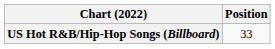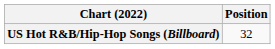(246, 33) 33 -> (246, 33) 32
